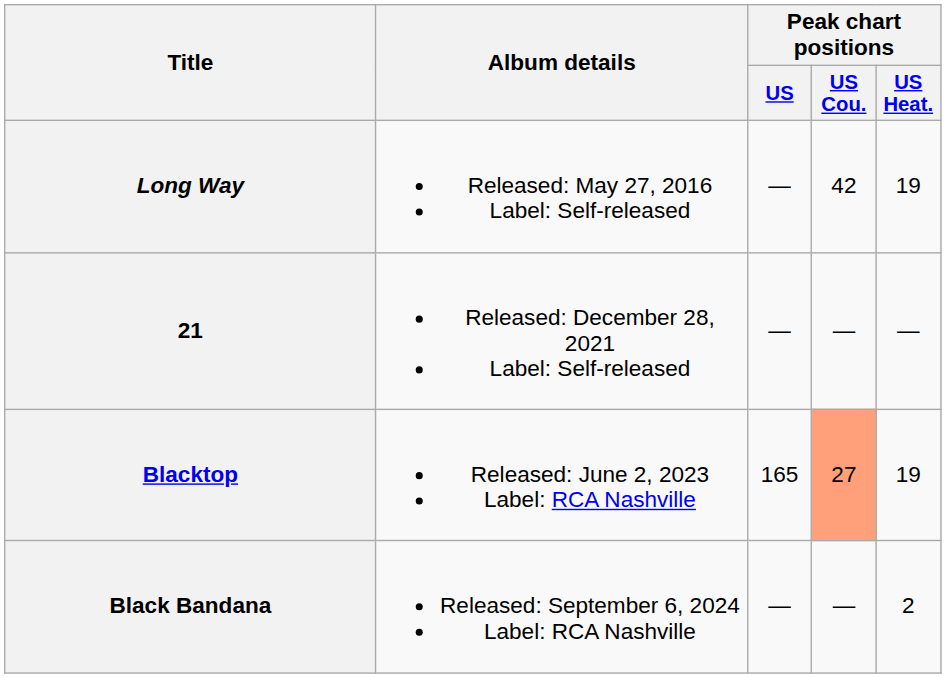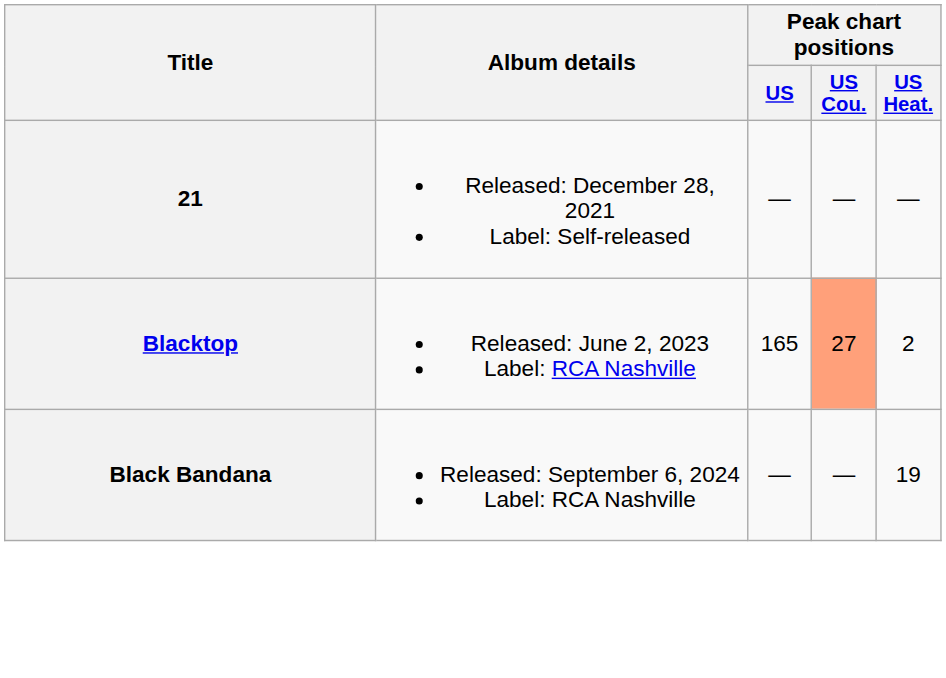- row: (190, 186)
(908, 474) 19 -> (908, 343) 2
(908, 606) 2 -> (908, 474) 19
